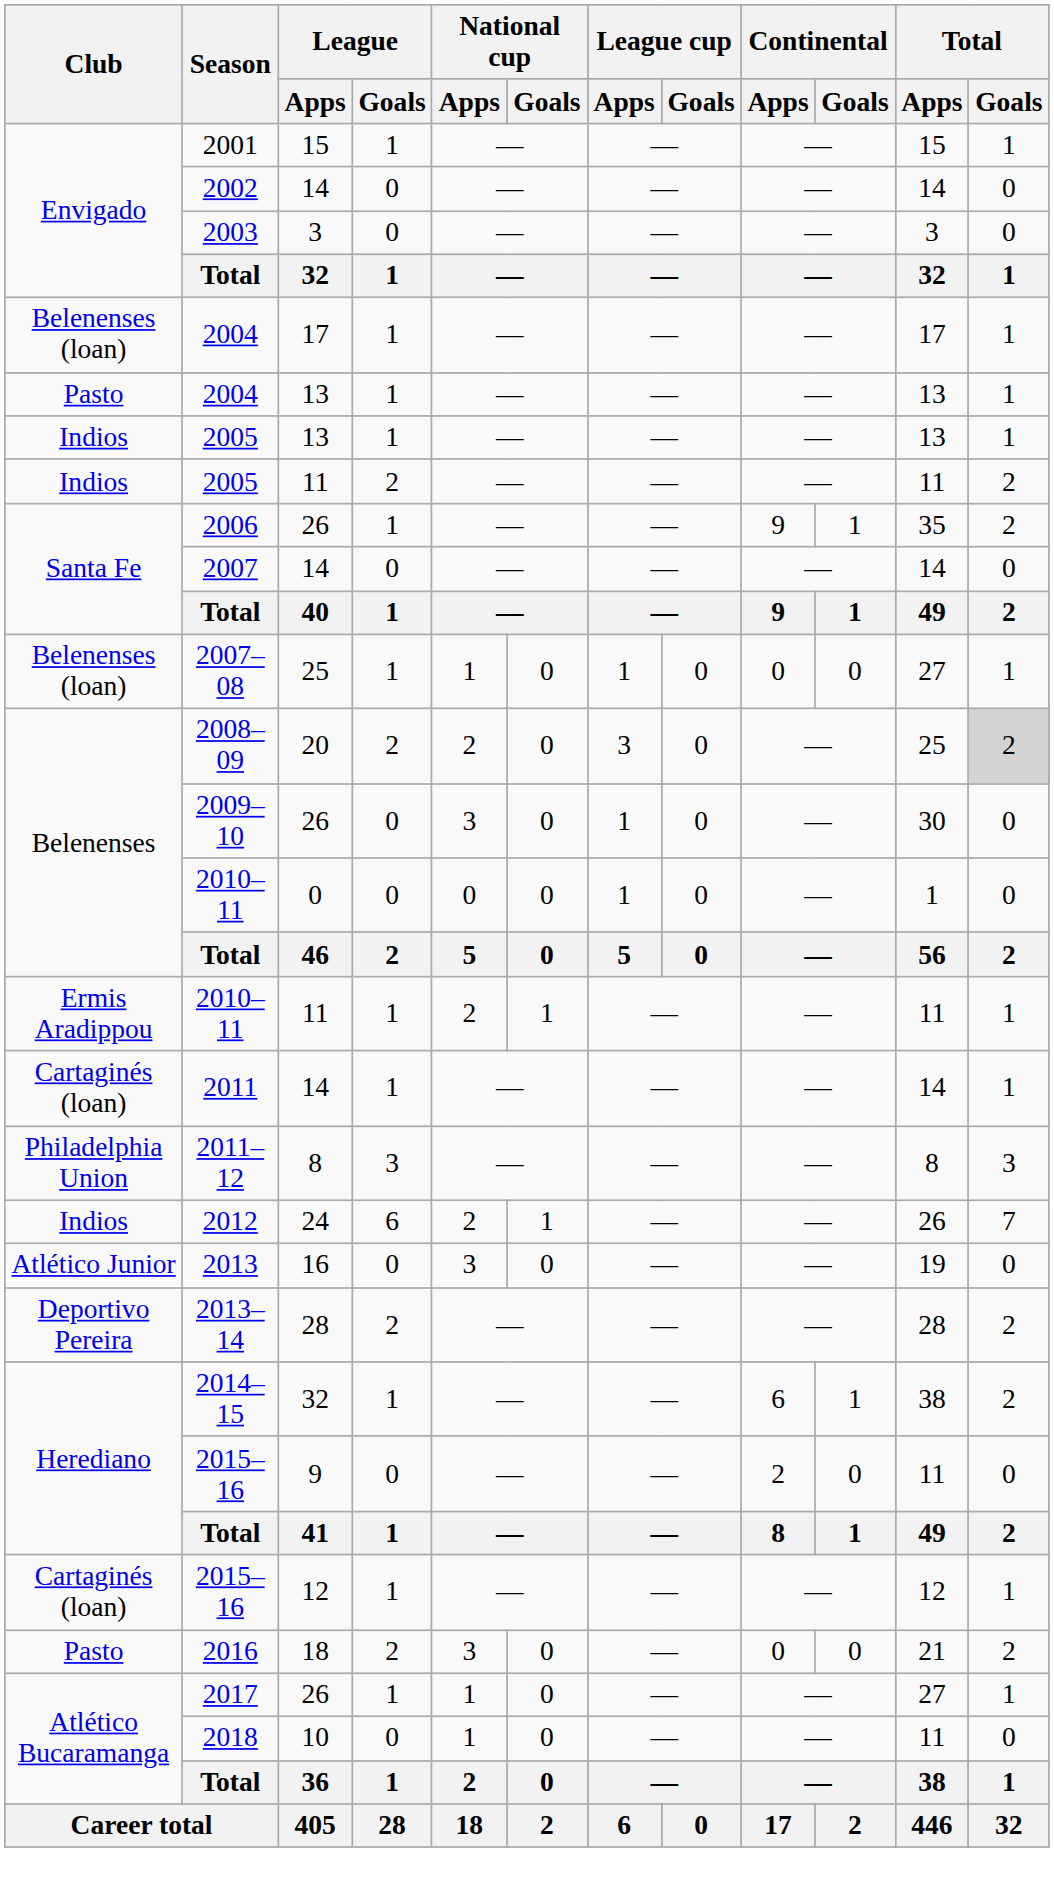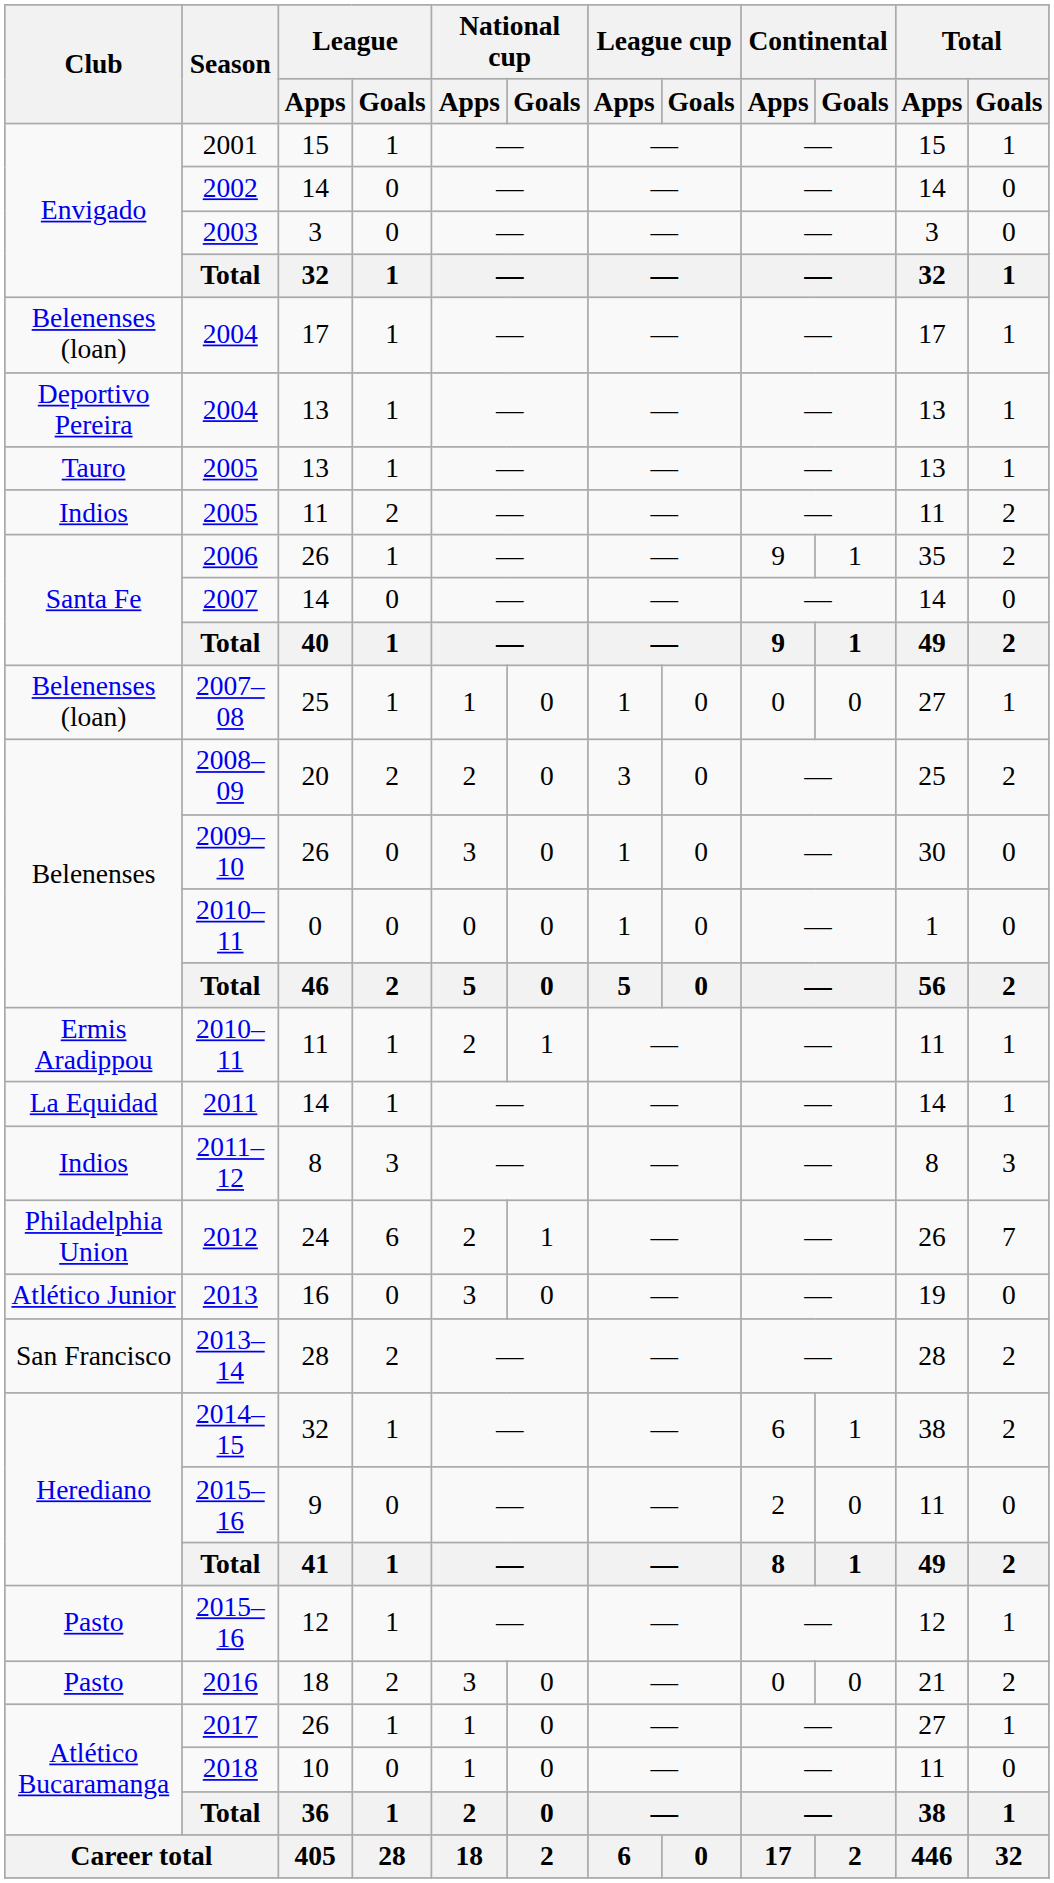(94, 393) Pasto -> (94, 409) Deportivo Pereira
(94, 437) Indios -> (94, 468) Tauro
(1009, 745) lightgrey background -> (1009, 776) no background
(94, 1087) Cartaginés (loan) -> (94, 1103) La Equidad
(94, 1162) Philadelphia Union -> (94, 1162) Indios
(94, 1221) Indios -> (94, 1236) Philadelphia Union
(94, 1324) Deportivo Pereira -> (94, 1355) San Francisco
(94, 1591) Cartaginés (loan) -> (94, 1622) Pasto
